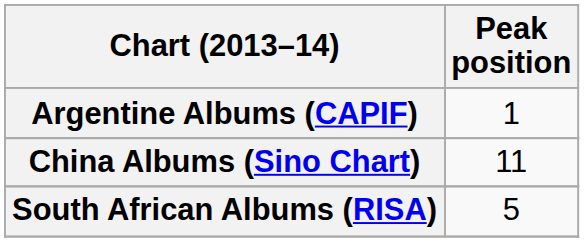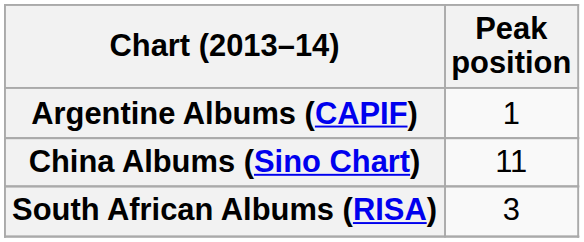(511, 210) 5 -> (511, 210) 3
